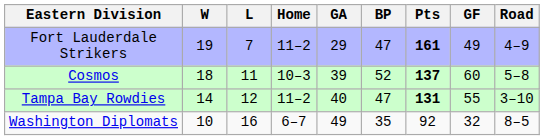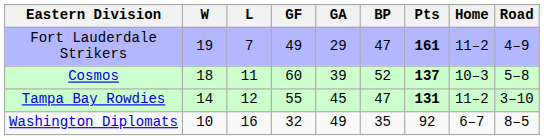columns swapped: (472, 16) <-> (294, 16)
(339, 100) 40 -> (338, 100) 45
